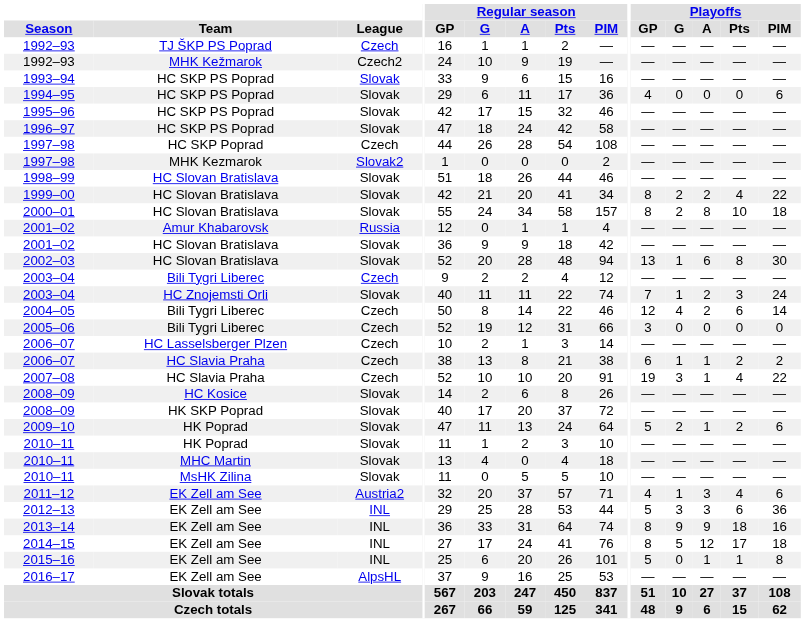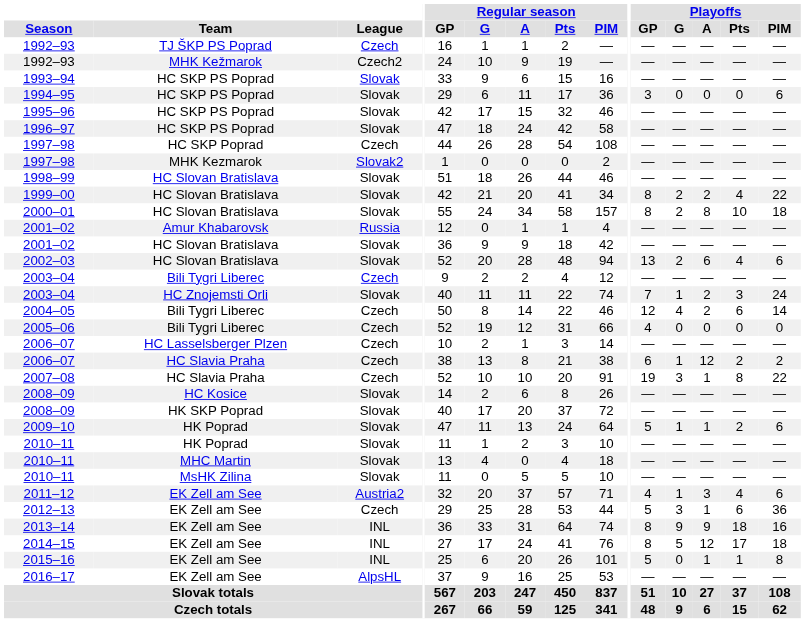(648, 95) 4 -> (648, 95) 3
(679, 261) 1 -> (679, 261) 2
(739, 261) 8 -> (739, 261) 4
(780, 261) 30 -> (780, 261) 6
(648, 327) 3 -> (648, 327) 4
(707, 360) 1 -> (707, 360) 12
(739, 377) 4 -> (739, 377) 8
(679, 427) 2 -> (679, 427) 1
(380, 510) INL -> (380, 510) Czech
(707, 510) 3 -> (707, 510) 1
